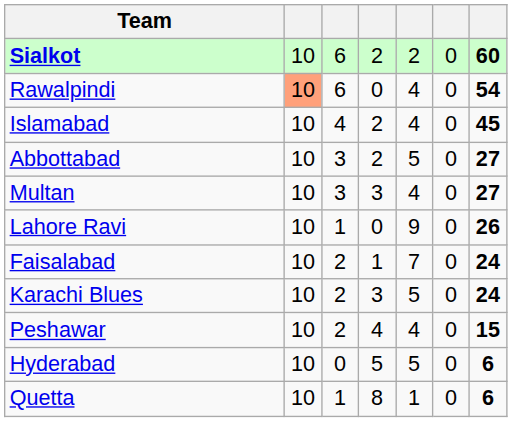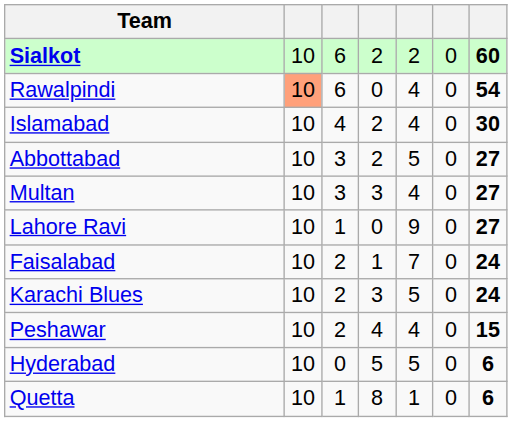(488, 124) 45 -> (488, 124) 30
(488, 227) 26 -> (488, 227) 27
